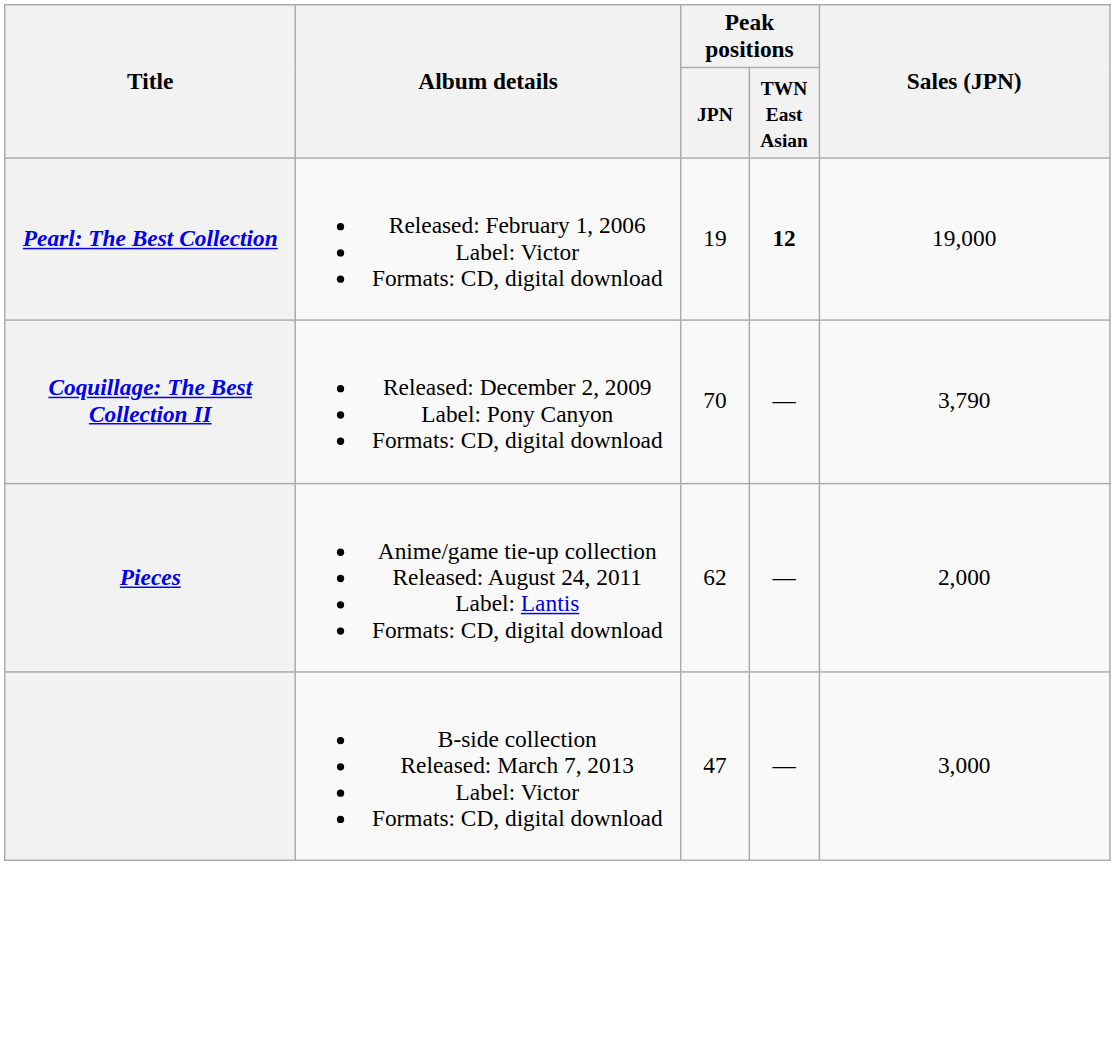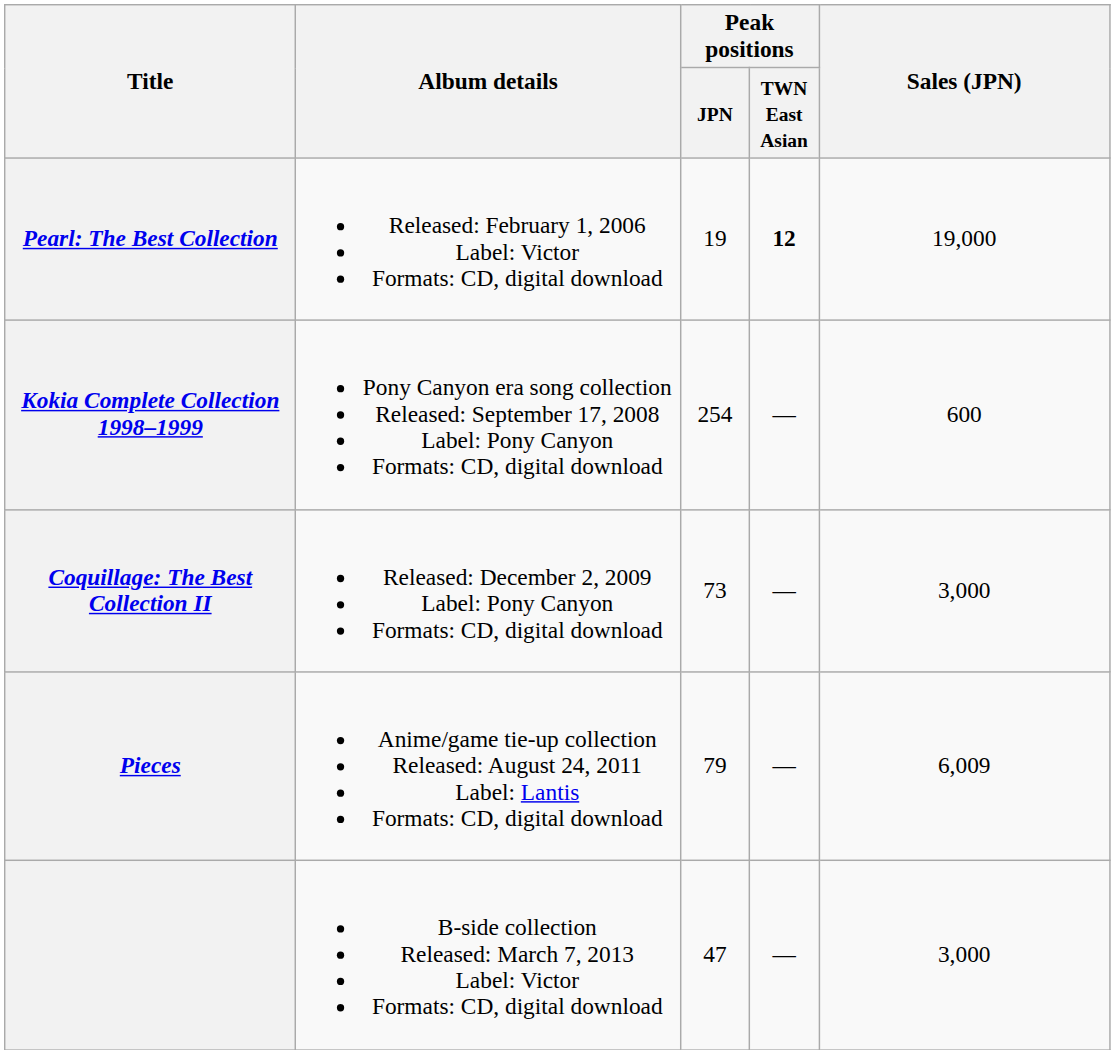+ row: (150, 414)
(715, 401) 70 -> (715, 590) 73
(964, 401) 3,790 -> (964, 590) 3,000
(715, 577) 62 -> (715, 765) 79
(964, 577) 2,000 -> (964, 765) 6,009
